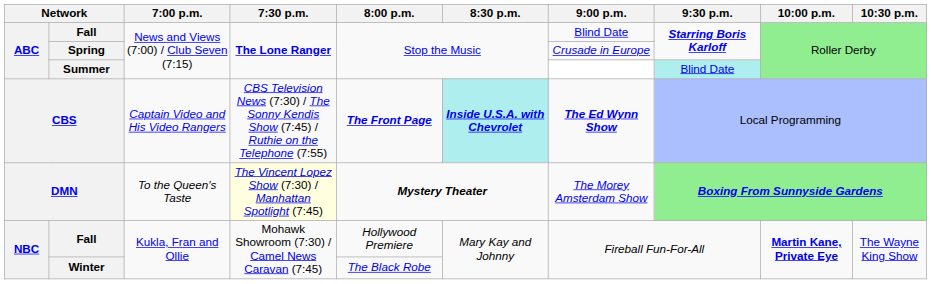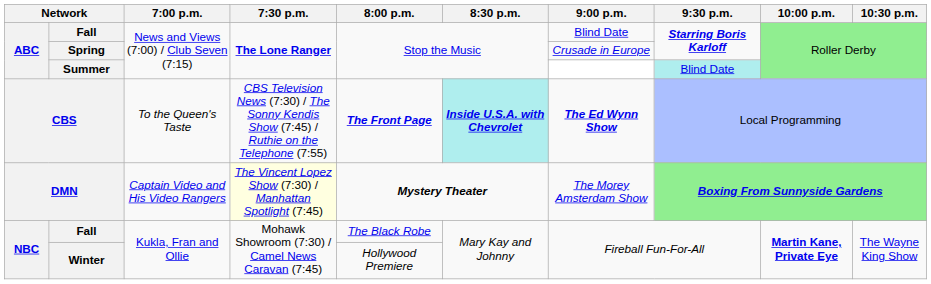(177, 120) Captain Video and His Video Rangers -> (177, 120) To the Queen's Taste
(177, 191) To the Queen's Taste -> (177, 191) Captain Video and His Video Rangers
(389, 239) Hollywood Premiere -> (389, 231) The Black Robe
(389, 268) The Black Robe -> (389, 260) Hollywood Premiere
